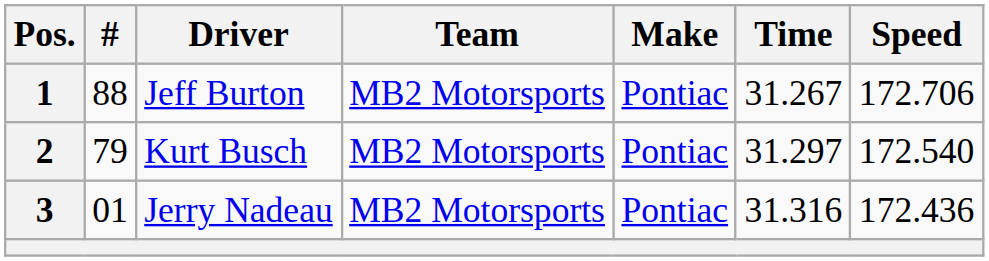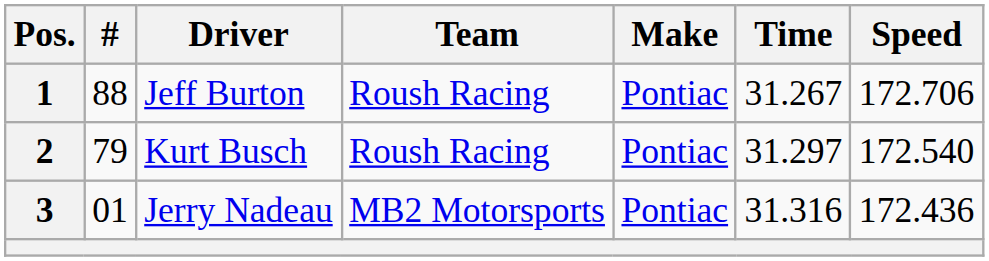(477, 92) MB2 Motorsports -> (449, 92) Roush Racing
(477, 151) MB2 Motorsports -> (449, 151) Roush Racing
